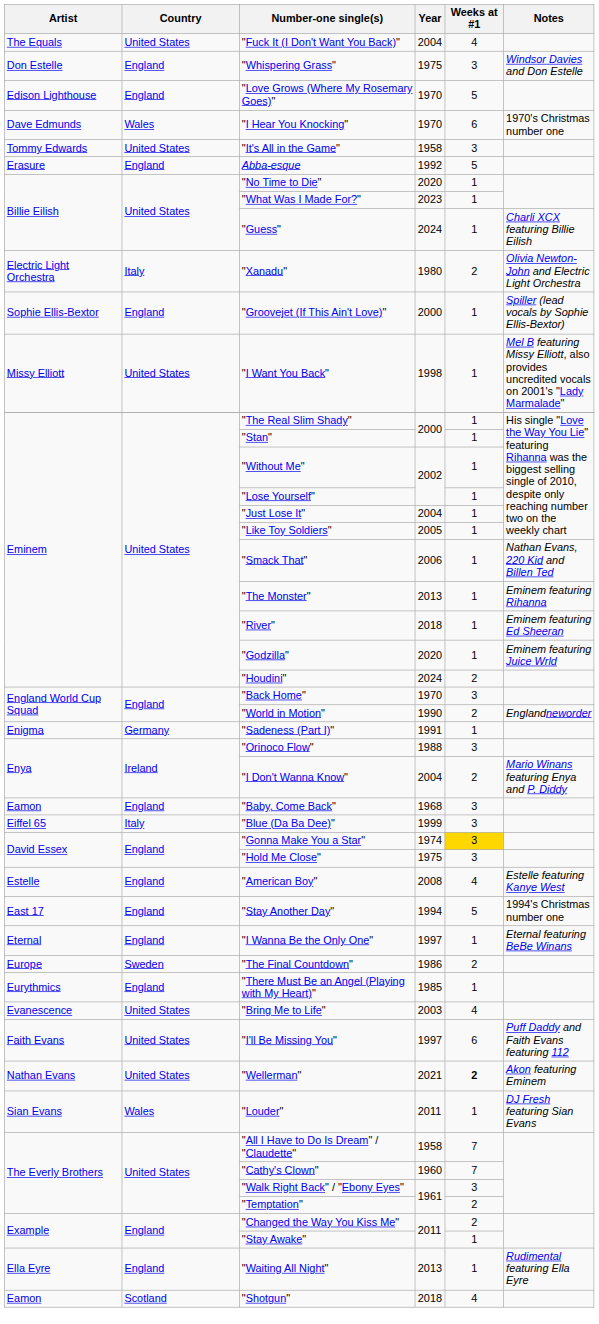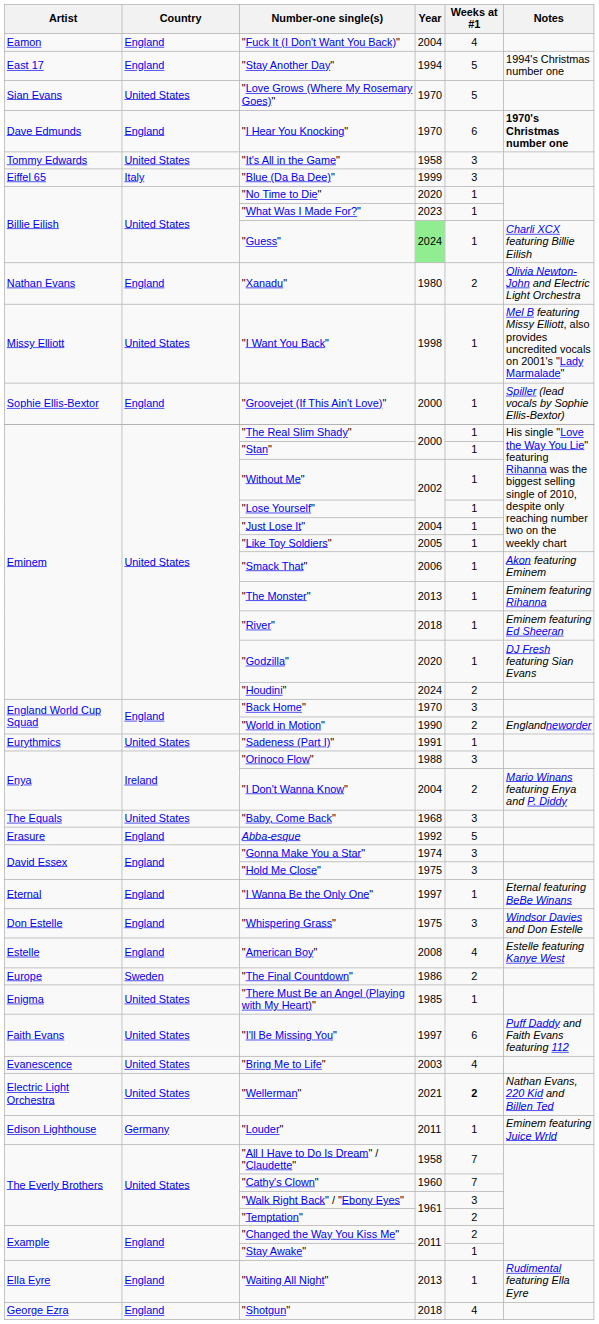(34, 42) The Equals -> (24, 42) Eamon
(157, 42) United States -> (144, 42) England
rows swapped: (288, 911) <-> (289, 65)
(52, 95) Edison Lighthouse -> (34, 95) Sian Evans
(144, 95) England -> (157, 95) United States
(139, 124) Wales -> (144, 131) England
(548, 124) normal -> (537, 131) bold
rows swapped: (288, 823) <-> (271, 165)
(430, 229) no background -> (430, 241) lightgreen background
(38, 271) Electric Light Orchestra -> (41, 283) Nathan Evans
(134, 271) Italy -> (144, 283) England
rows swapped: (285, 373) <-> (314, 313)
(542, 560) Nathan Evans, 220 Kid and Billen Ted -> (541, 566) Akon featuring Eminem
(549, 655) Eminem featuring Juice Wrld -> (540, 661) DJ Fresh featuring Sian Evans
(25, 730) Enigma -> (34, 742) Eurythmics
(147, 730) Germany -> (157, 742) United States
(24, 806) Eamon -> (34, 818) The Equals
(144, 806) England -> (157, 818) United States
(474, 841) gold background -> (474, 853) no background
rows swapped: (280, 881) <-> (307, 940)
(34, 987) Eurythmics -> (25, 999) Enigma
(144, 987) England -> (157, 999) United States
rows swapped: (284, 1010) <-> (289, 1040)
(41, 1076) Nathan Evans -> (38, 1094) Electric Light Orchestra
(541, 1076) Akon featuring Eminem -> (542, 1094) Nathan Evans, 220 Kid and Billen Ted
(34, 1111) Sian Evans -> (52, 1130) Edison Lighthouse
(139, 1111) Wales -> (147, 1130) Germany
(540, 1111) DJ Fresh featuring Sian Evans -> (549, 1130) Eminem featuring Juice Wrld
(24, 1298) Eamon -> (38, 1310) George Ezra
(146, 1298) Scotland -> (144, 1310) England
